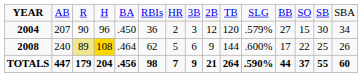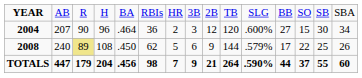(127, 30) .450 -> (127, 30) .464
(259, 30) .579% -> (259, 30) .600%
(104, 47) gold background -> (104, 47) no background
(127, 47) .464 -> (127, 47) .450
(259, 47) .600% -> (259, 47) .579%
